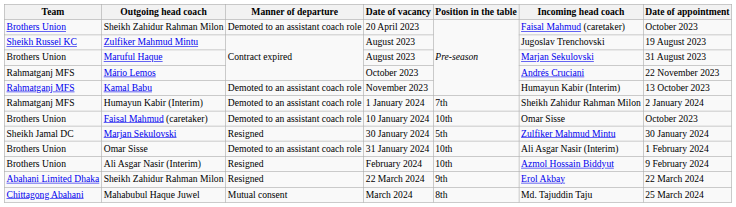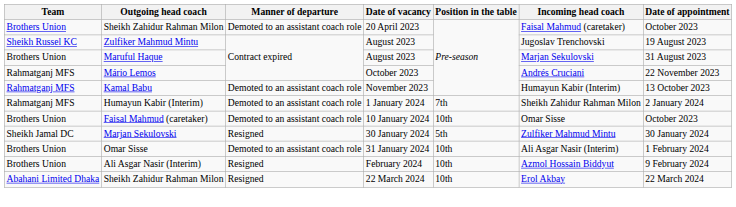(441, 179) 9th -> (444, 179) 10th
- row: (152, 194)
